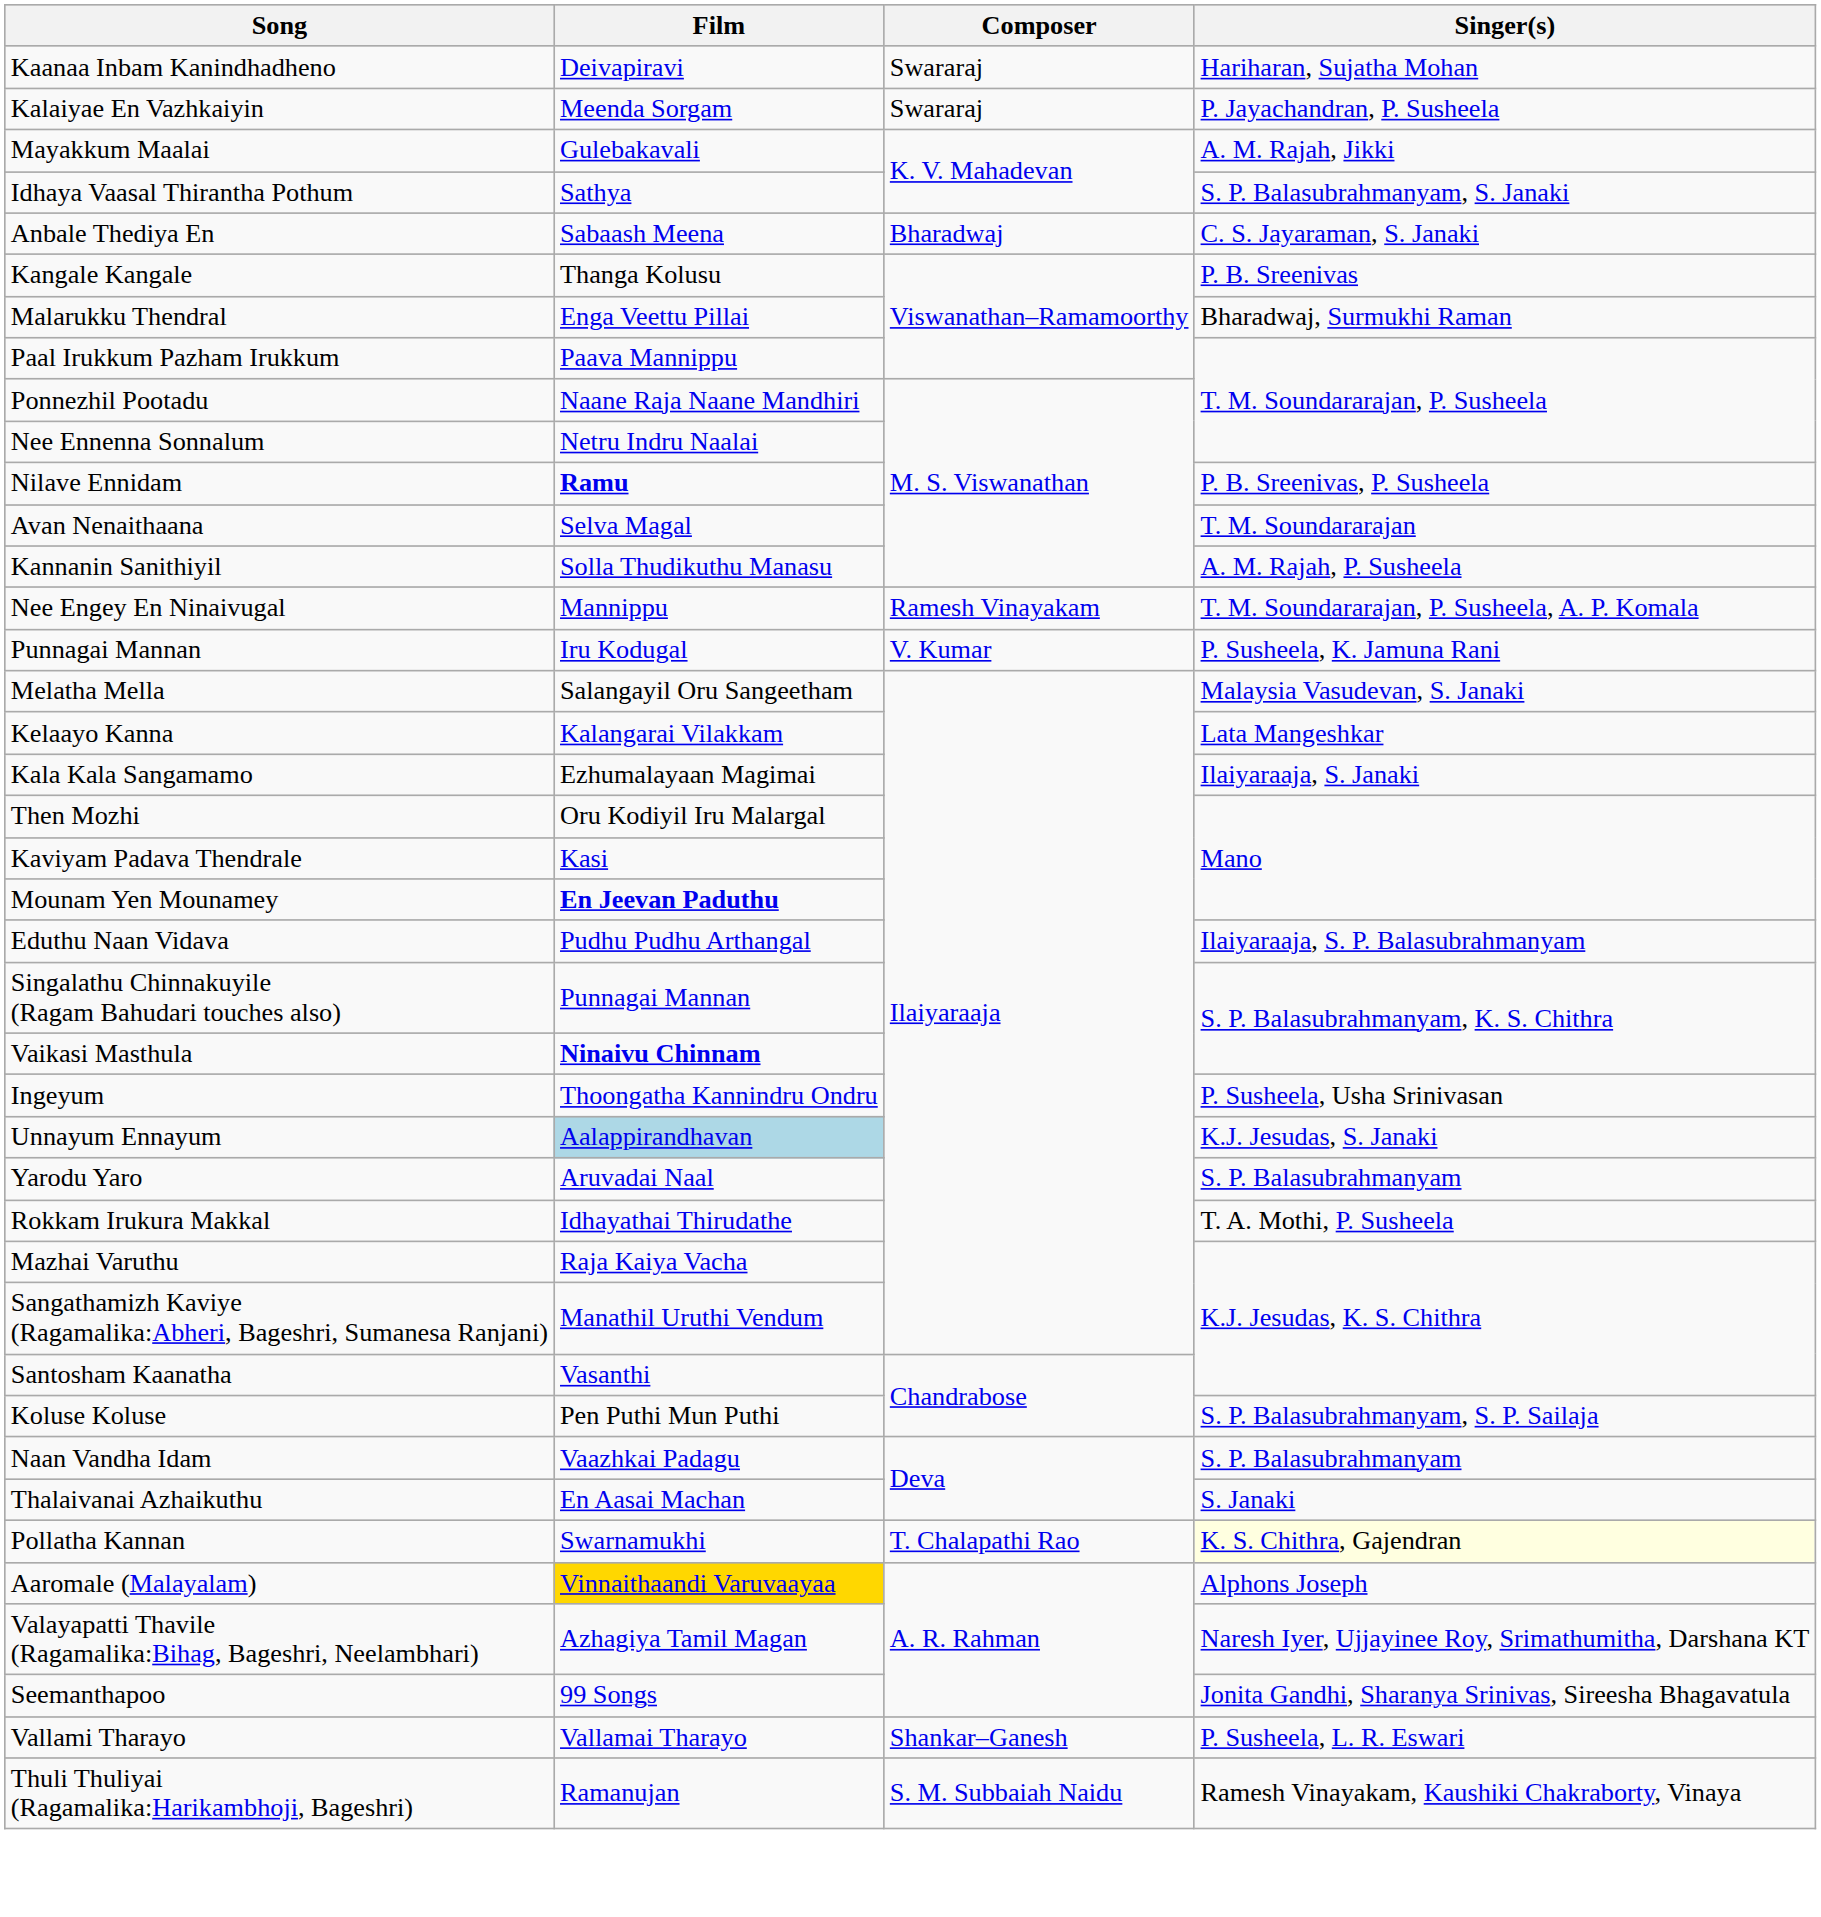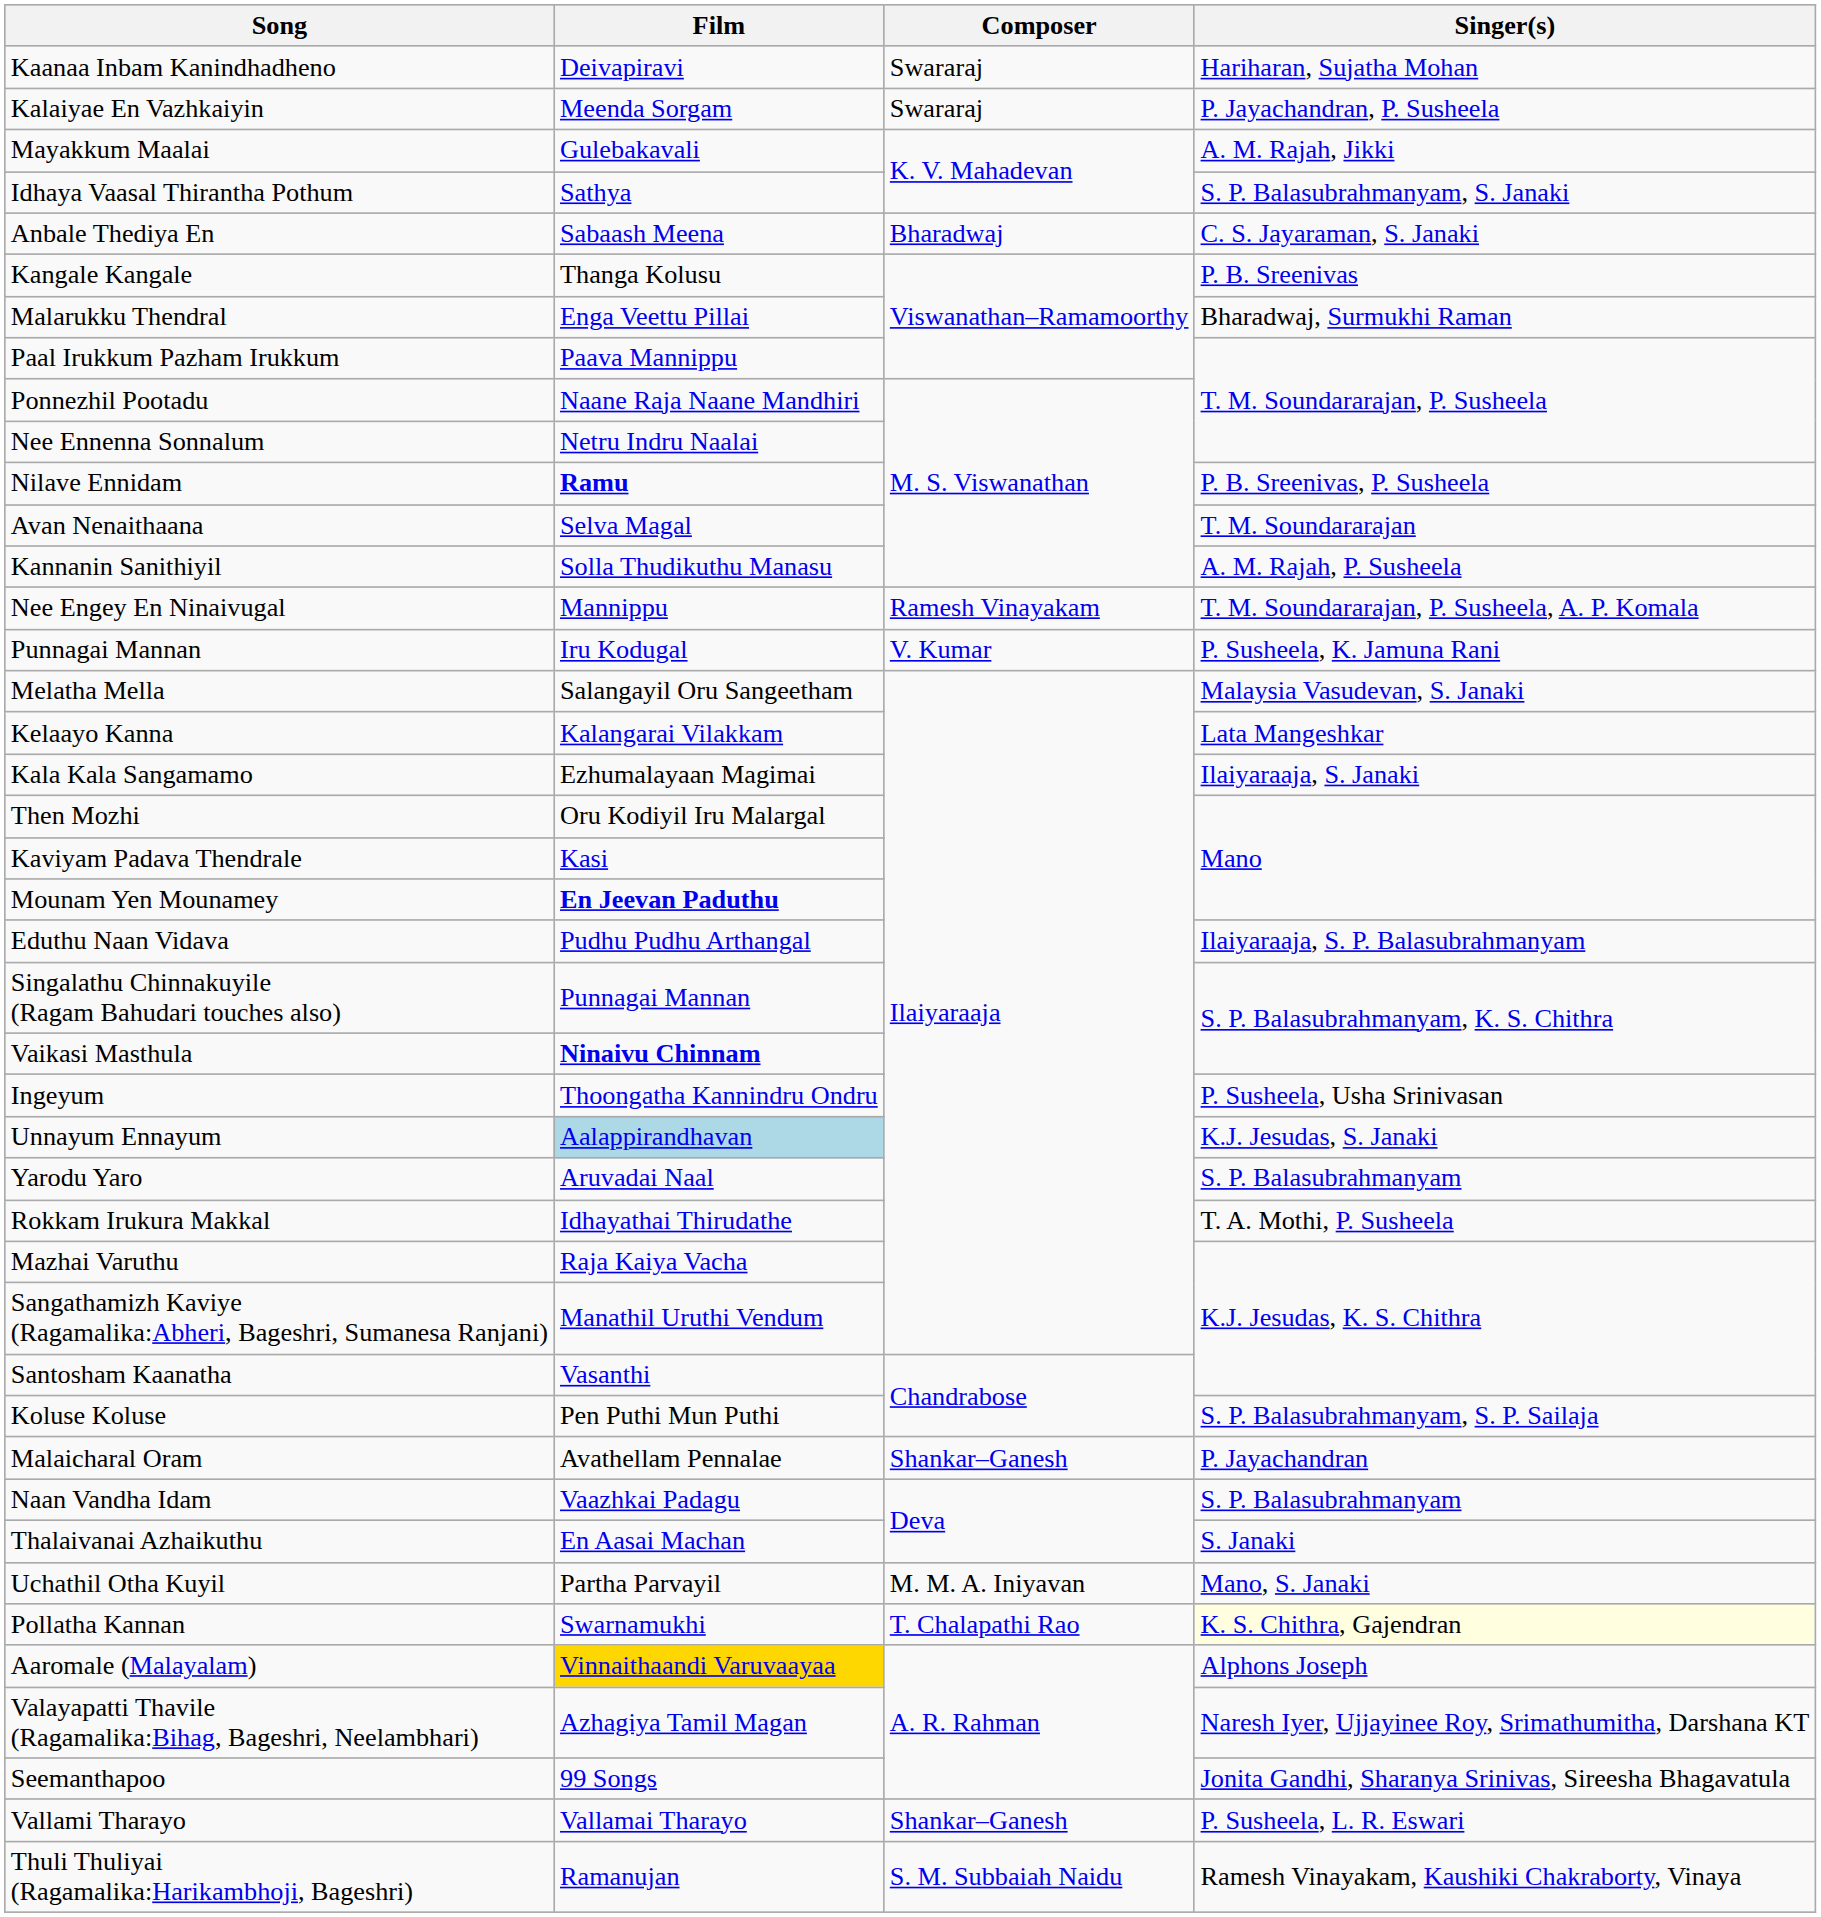+ row: (107, 1457)
+ row: (118, 1582)
